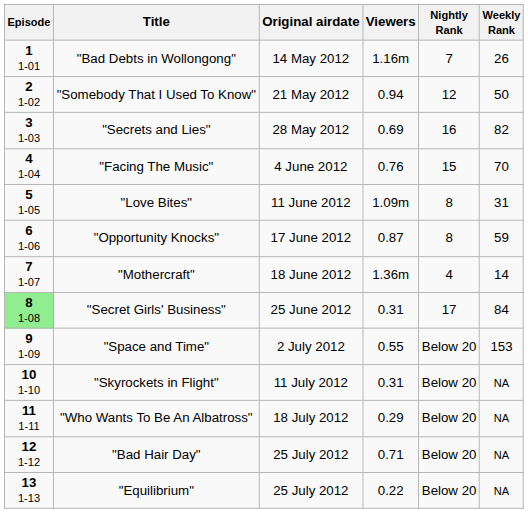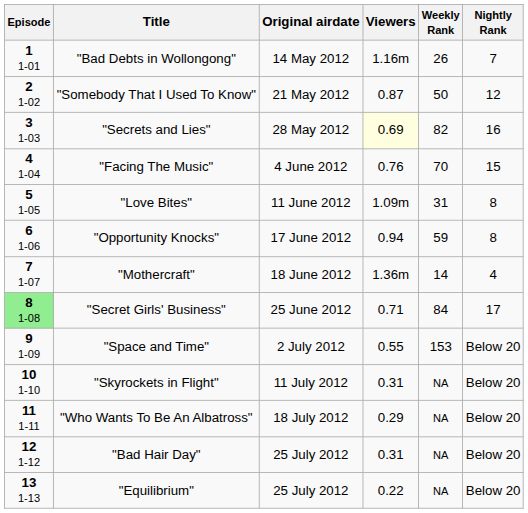columns swapped: (449, 23) <-> (502, 23)
(391, 94) 0.94 -> (391, 94) 0.87
(391, 130) no background -> (391, 130) lightyellow background
(391, 238) 0.87 -> (391, 238) 0.94
(391, 310) 0.31 -> (391, 310) 0.71
(391, 454) 0.71 -> (391, 454) 0.31
